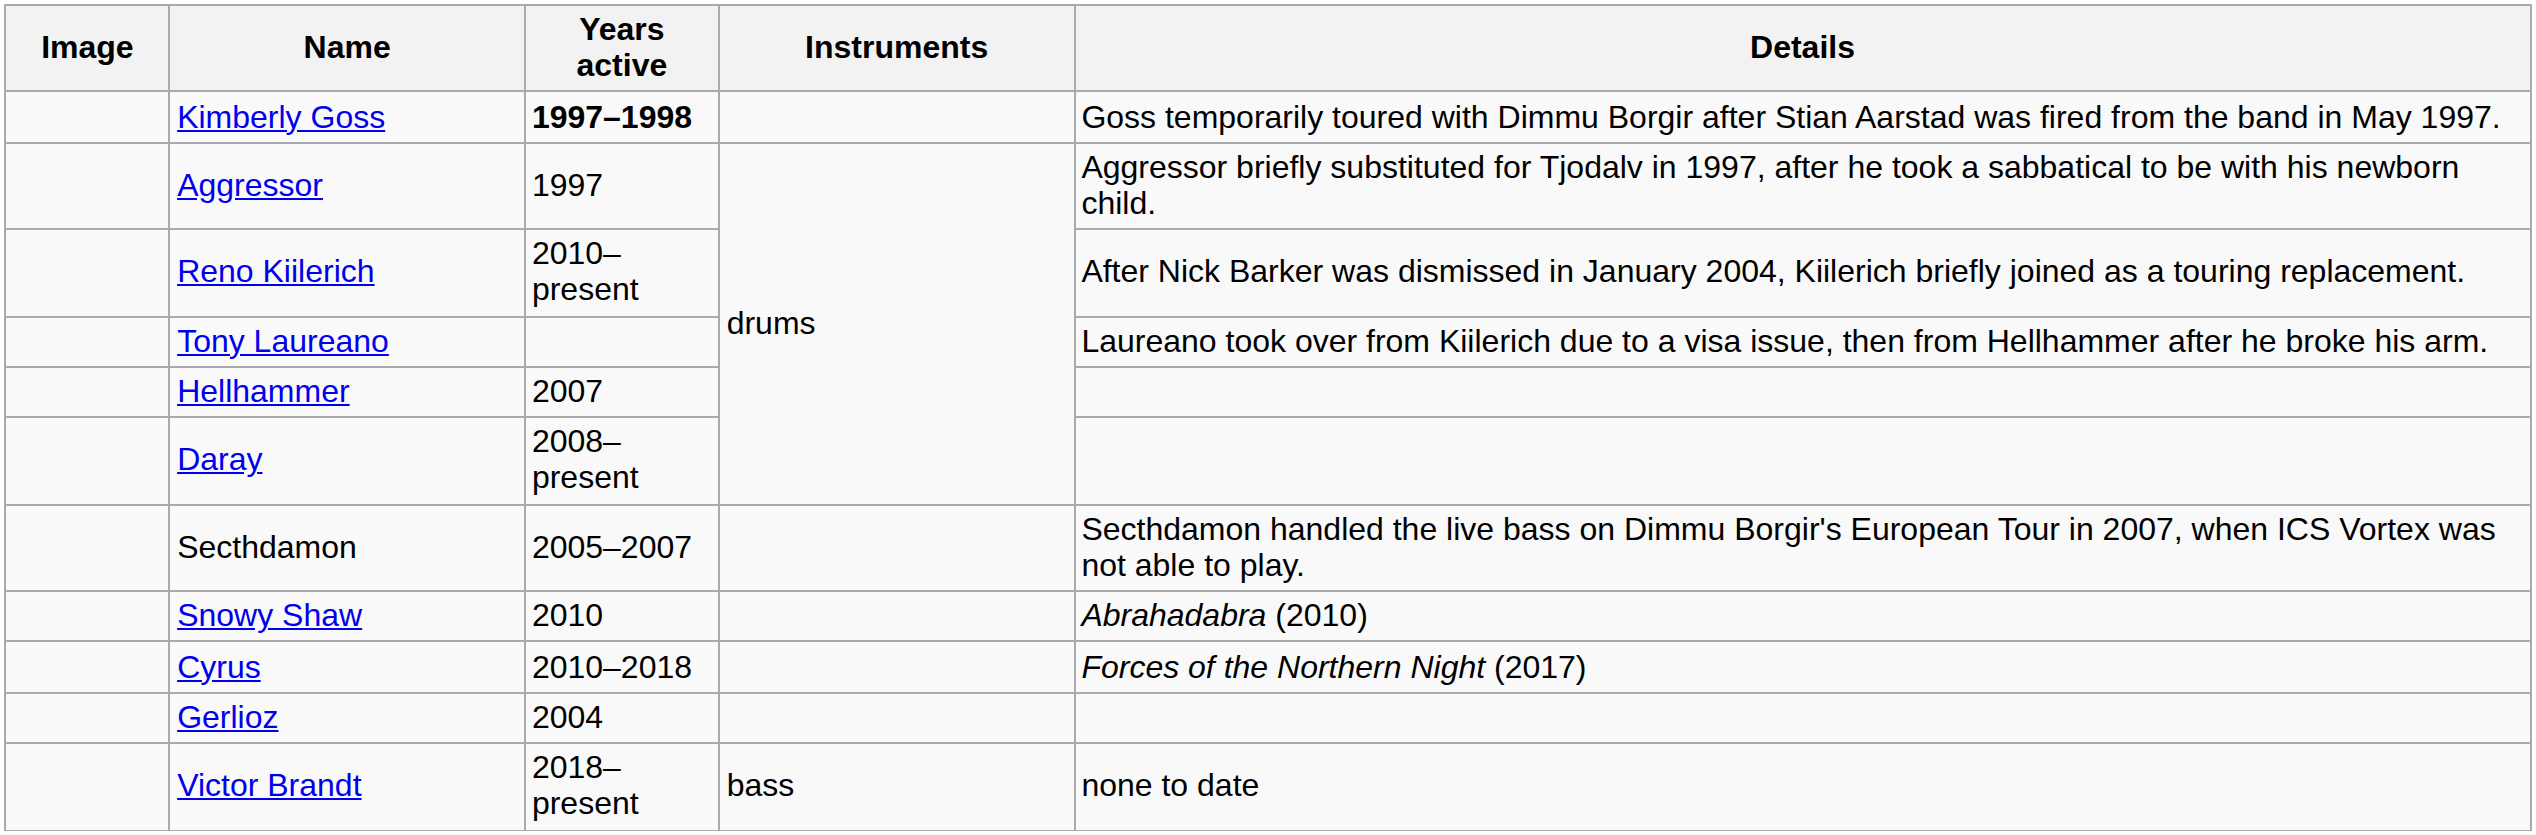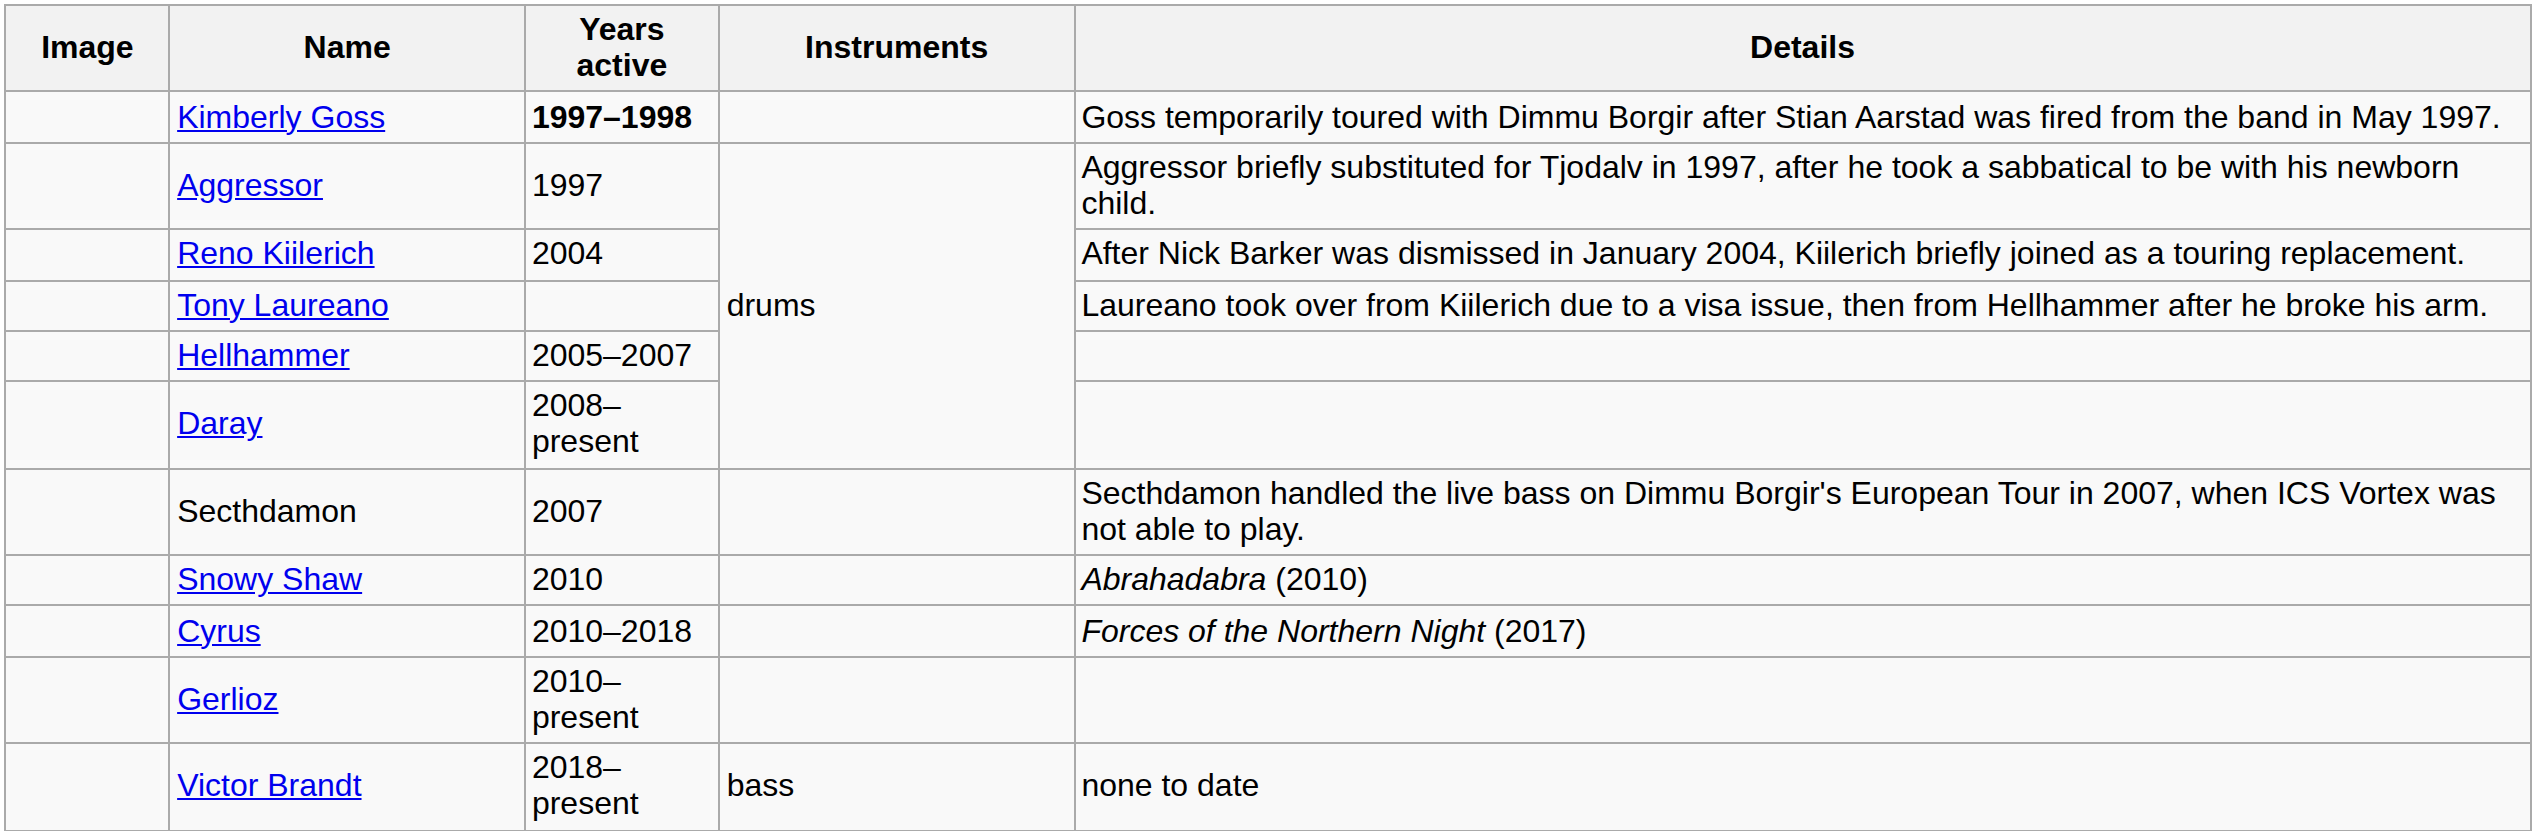(585, 272) 2010–present -> (567, 254) 2004
(567, 391) 2007 -> (612, 355) 2005–2007
(612, 547) 2005–2007 -> (567, 511) 2007
(567, 717) 2004 -> (585, 699) 2010–present
